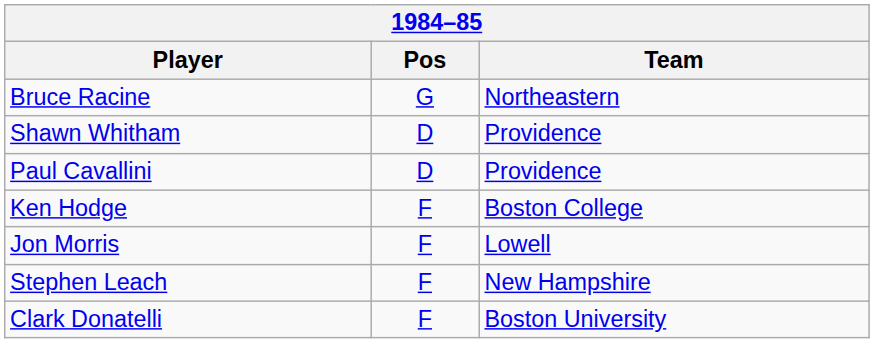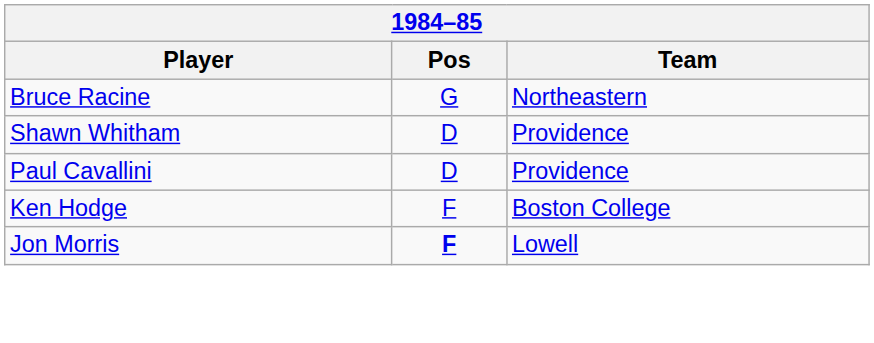(425, 245) normal -> (449, 245) bold
- row: (89, 282)
- row: (86, 319)
